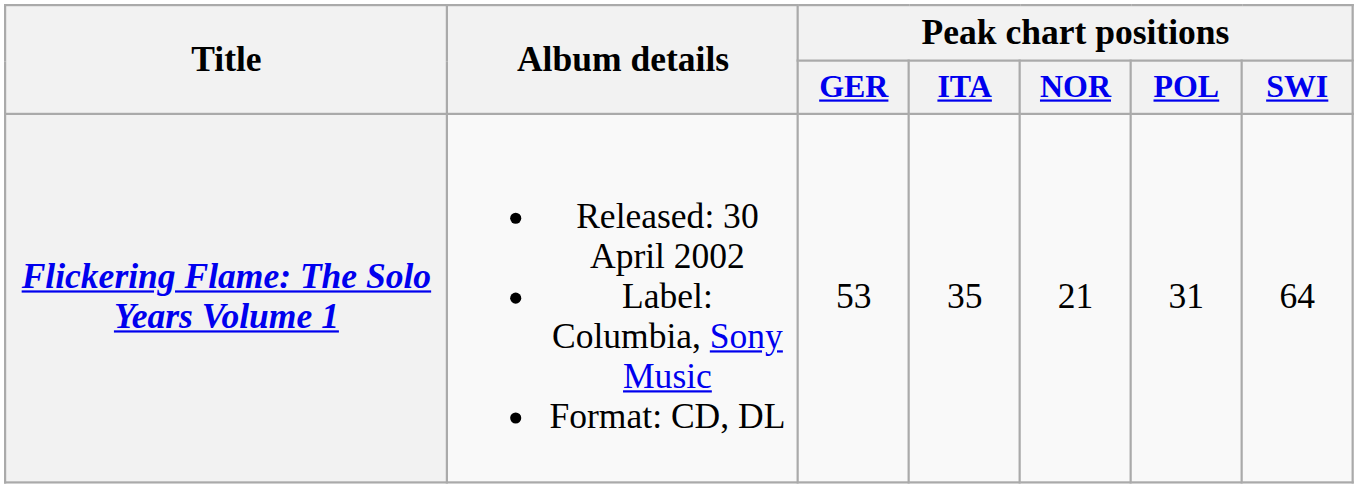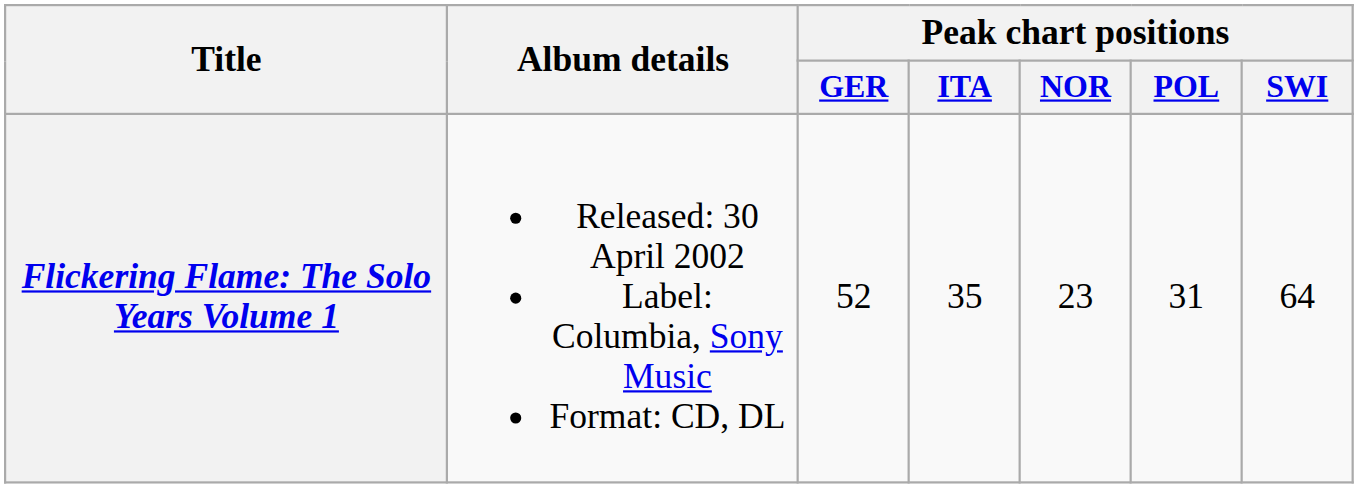(854, 297) 53 -> (854, 297) 52
(1075, 297) 21 -> (1075, 297) 23
